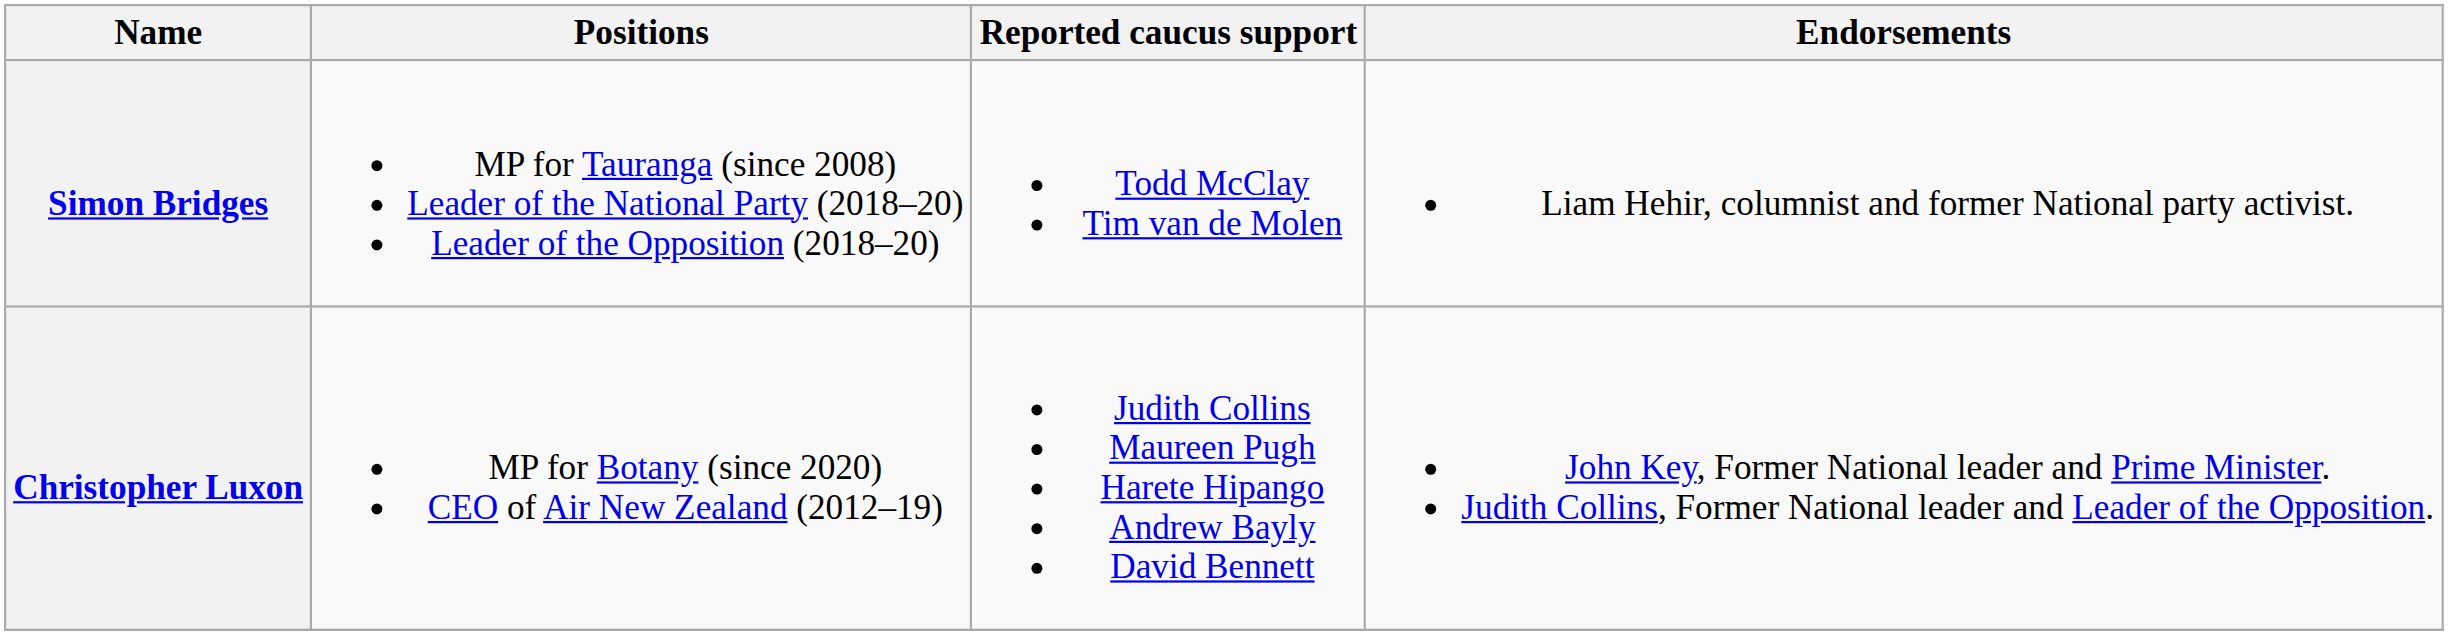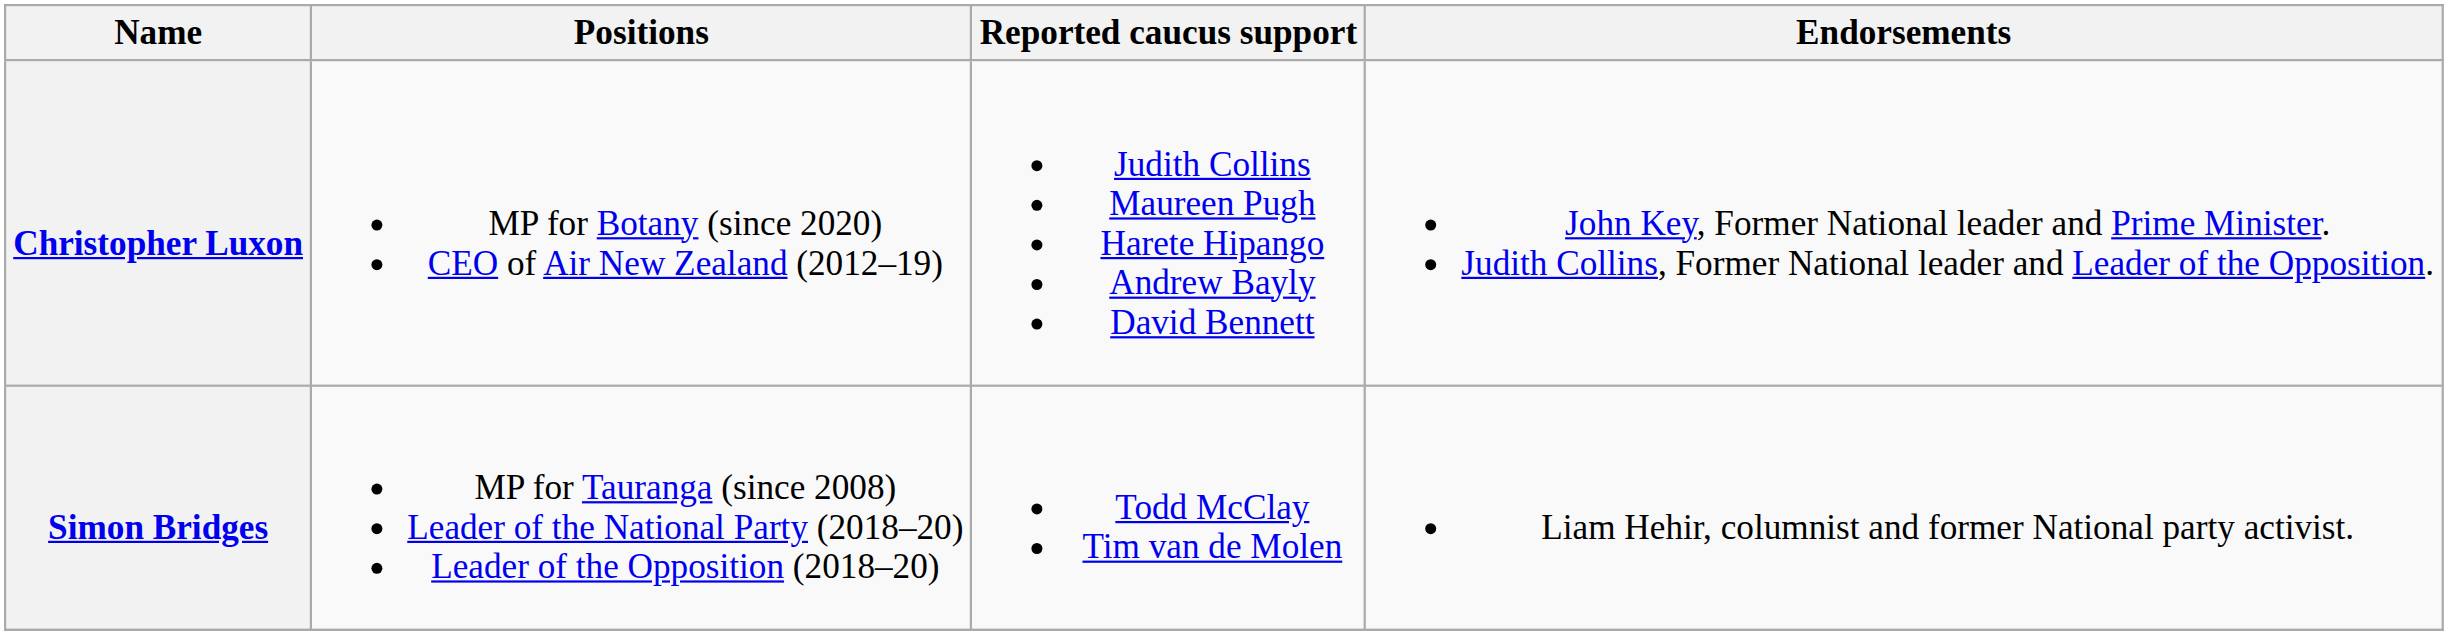rows swapped: (158, 202) <-> (158, 487)
